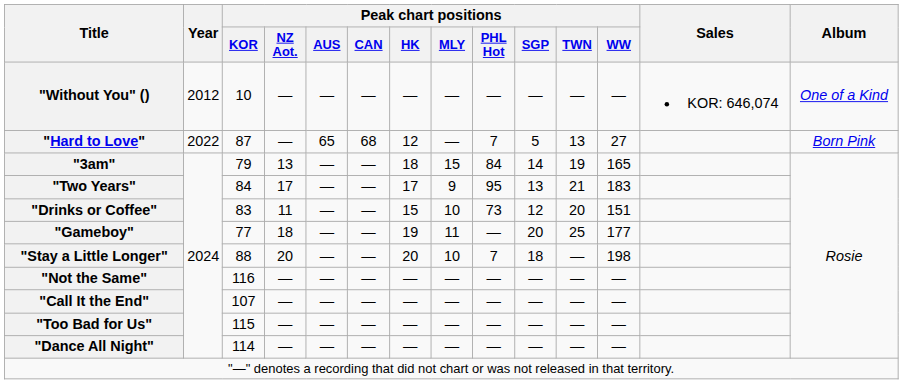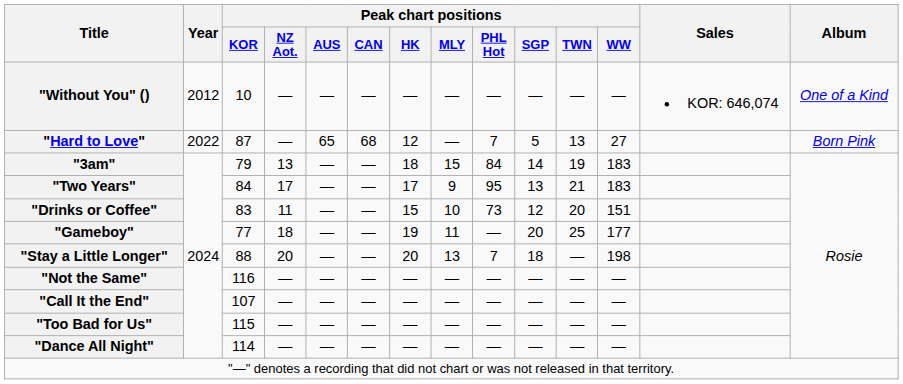(619, 164) 165 -> (619, 164) 183
(452, 255) 10 -> (452, 255) 13
